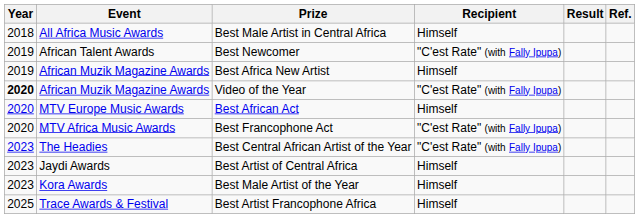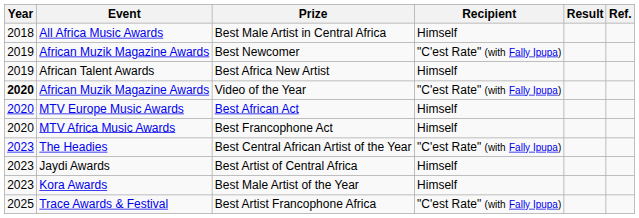(97, 52) African Talent Awards -> (124, 52) African Muzik Magazine Awards
(124, 71) African Muzik Magazine Awards -> (97, 71) African Talent Awards
(489, 128) "C'est Rate" (with Fally Ipupa) -> (437, 128) Himself
(437, 204) Himself -> (489, 204) "C'est Rate" (with Fally Ipupa)
